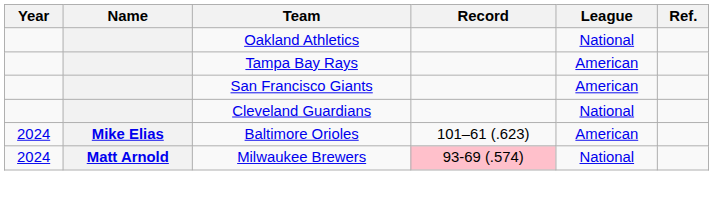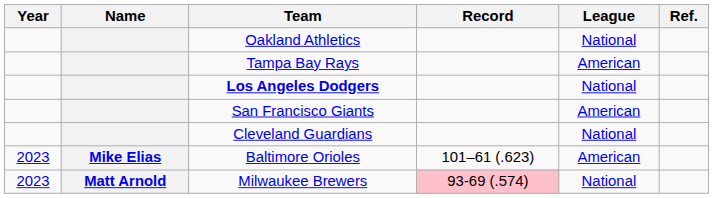+ row: (303, 87)
(34, 134) 2024 -> (33, 157) 2023
(34, 157) 2024 -> (33, 181) 2023
